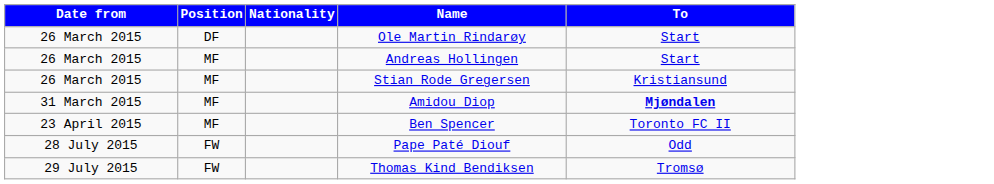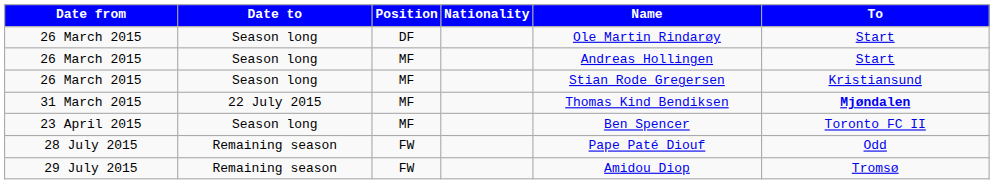+ column: (275, 15)
(452, 102) Amidou Diop -> (647, 102) Thomas Kind Bendiksen
(452, 168) Thomas Kind Bendiksen -> (647, 168) Amidou Diop
